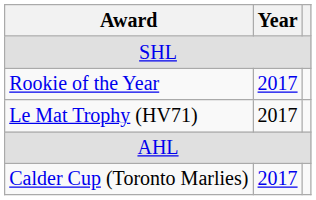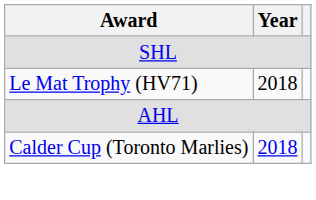- row: (84, 83)
(278, 115) 2017 -> (278, 83) 2018
(278, 178) 2017 -> (278, 147) 2018
